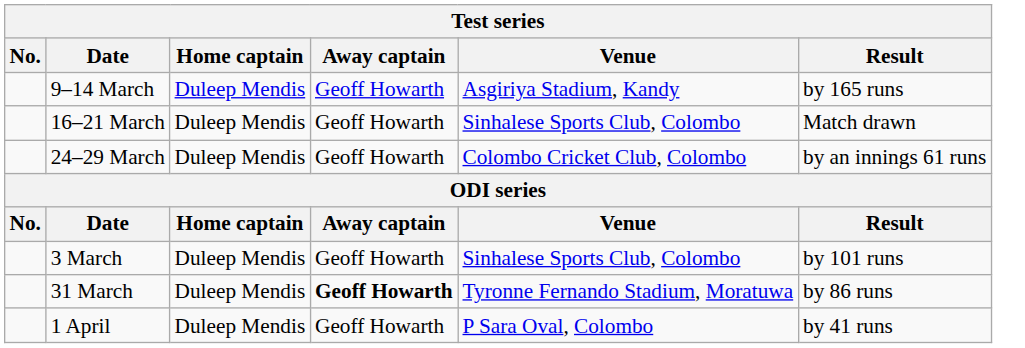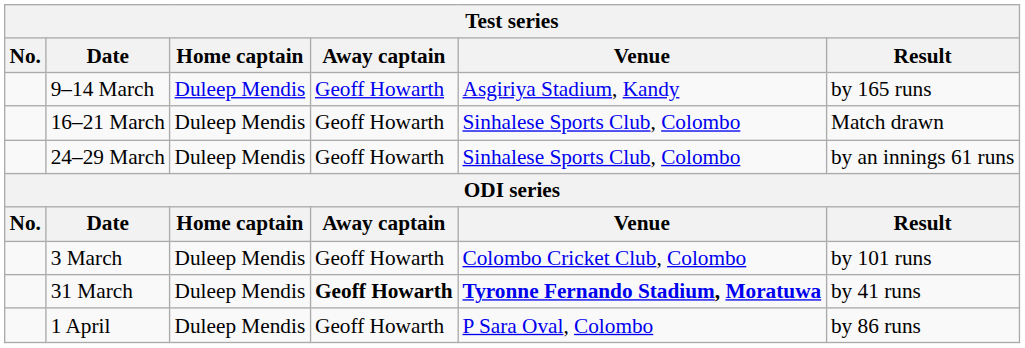(604, 156) Colombo Cricket Club, Colombo -> (601, 156) Sinhalese Sports Club, Colombo
(601, 257) Sinhalese Sports Club, Colombo -> (604, 257) Colombo Cricket Club, Colombo
(628, 291) normal -> (642, 291) bold
(848, 291) by 86 runs -> (876, 291) by 41 runs
(848, 325) by 41 runs -> (876, 325) by 86 runs
